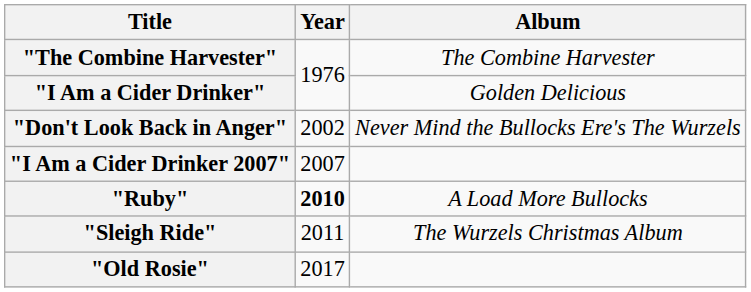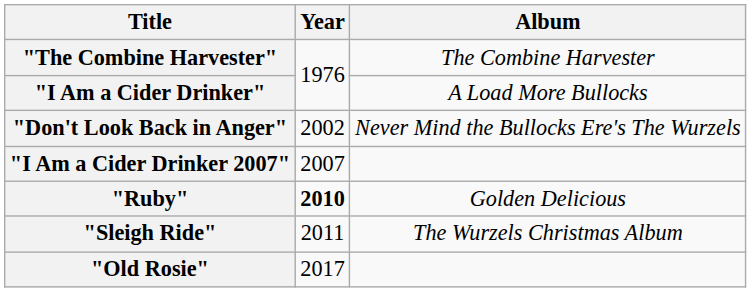(548, 92) Golden Delicious -> (548, 92) A Load More Bullocks
(548, 198) A Load More Bullocks -> (548, 198) Golden Delicious
